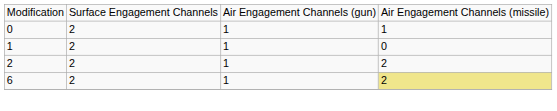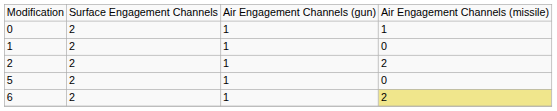+ row: (10, 81)
